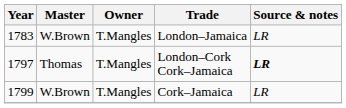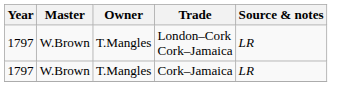- row: (202, 35)
(61, 63) Thomas -> (65, 43) W.Brown
(262, 63) bold -> (246, 43) normal
(21, 92) 1799 -> (21, 71) 1797
